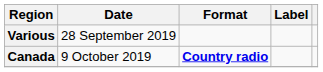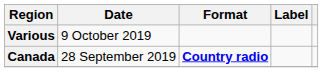(119, 35) 28 September 2019 -> (106, 35) 9 October 2019
(106, 56) 9 October 2019 -> (119, 56) 28 September 2019
